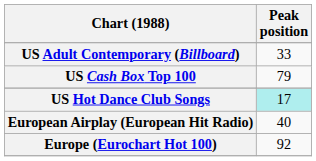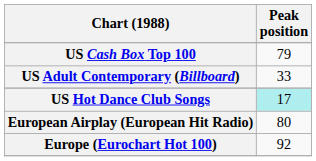rows swapped: (131, 54) <-> (130, 76)
(284, 122) 40 -> (284, 122) 80
